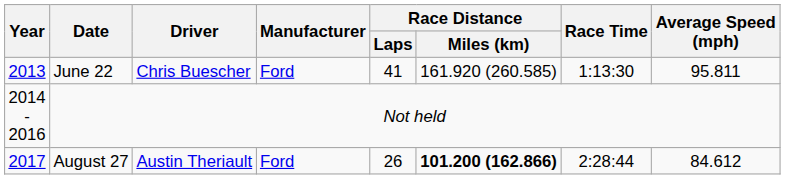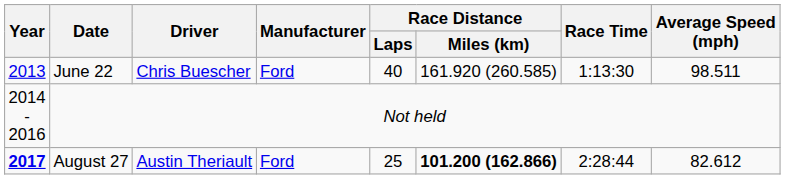(393, 71) 41 -> (393, 71) 40
(716, 71) 95.811 -> (716, 71) 98.511
(27, 161) normal -> (27, 161) bold
(393, 161) 26 -> (393, 161) 25
(716, 161) 84.612 -> (716, 161) 82.612
